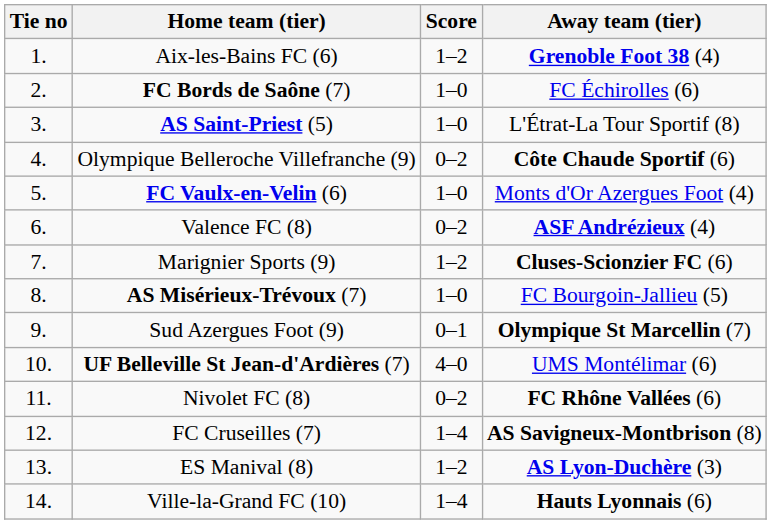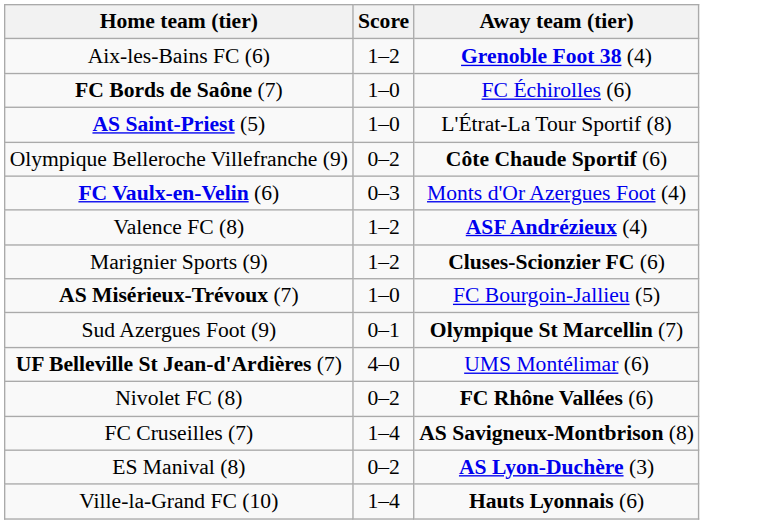- column: (39, 21)
(451, 192) 1–0 -> (384, 192) 0–3
(451, 227) 0–2 -> (384, 227) 1–2
(451, 466) 1–2 -> (384, 466) 0–2
